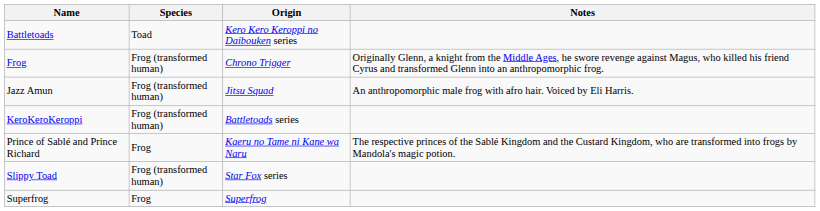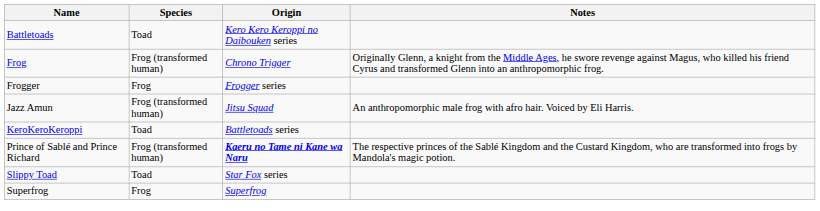+ row: (23, 85)
(169, 119) Frog (transformed human) -> (142, 130) Toad
(141, 147) Frog -> (169, 152) Frog (transformed human)
(282, 147) normal -> (284, 152) bold
(169, 176) Frog (transformed human) -> (142, 175) Toad
